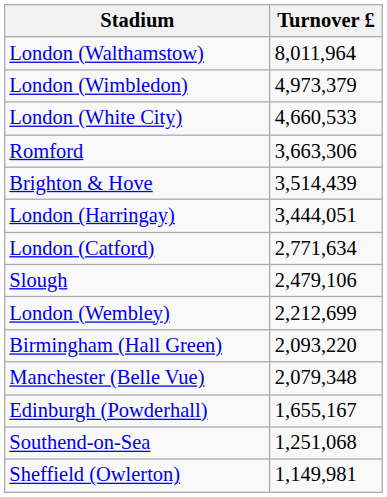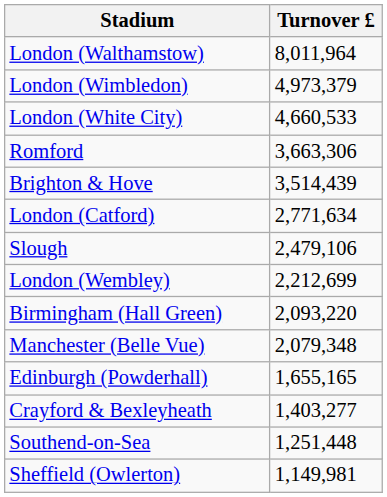- row: (92, 215)
(316, 410) 1,655,167 -> (316, 378) 1,655,165
+ row: (111, 410)
(316, 442) 1,251,068 -> (316, 442) 1,251,448
